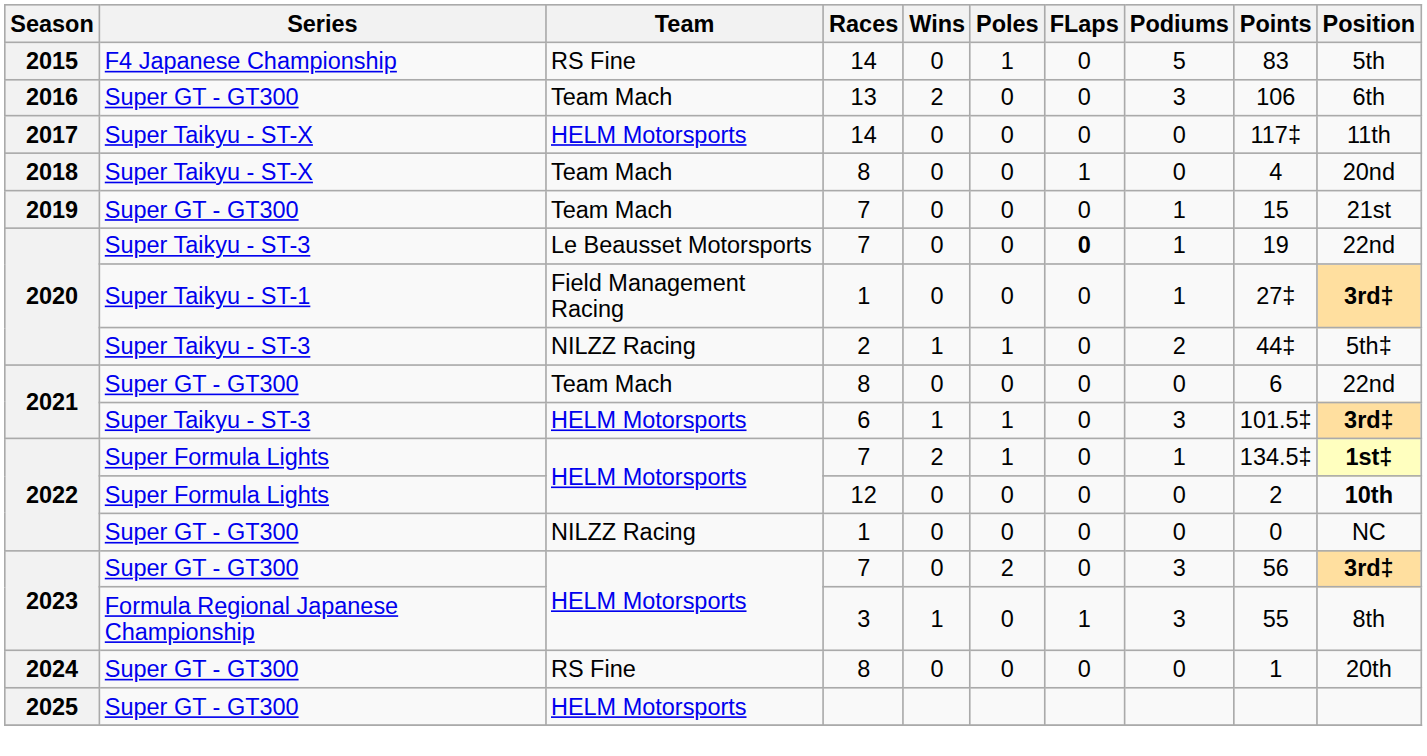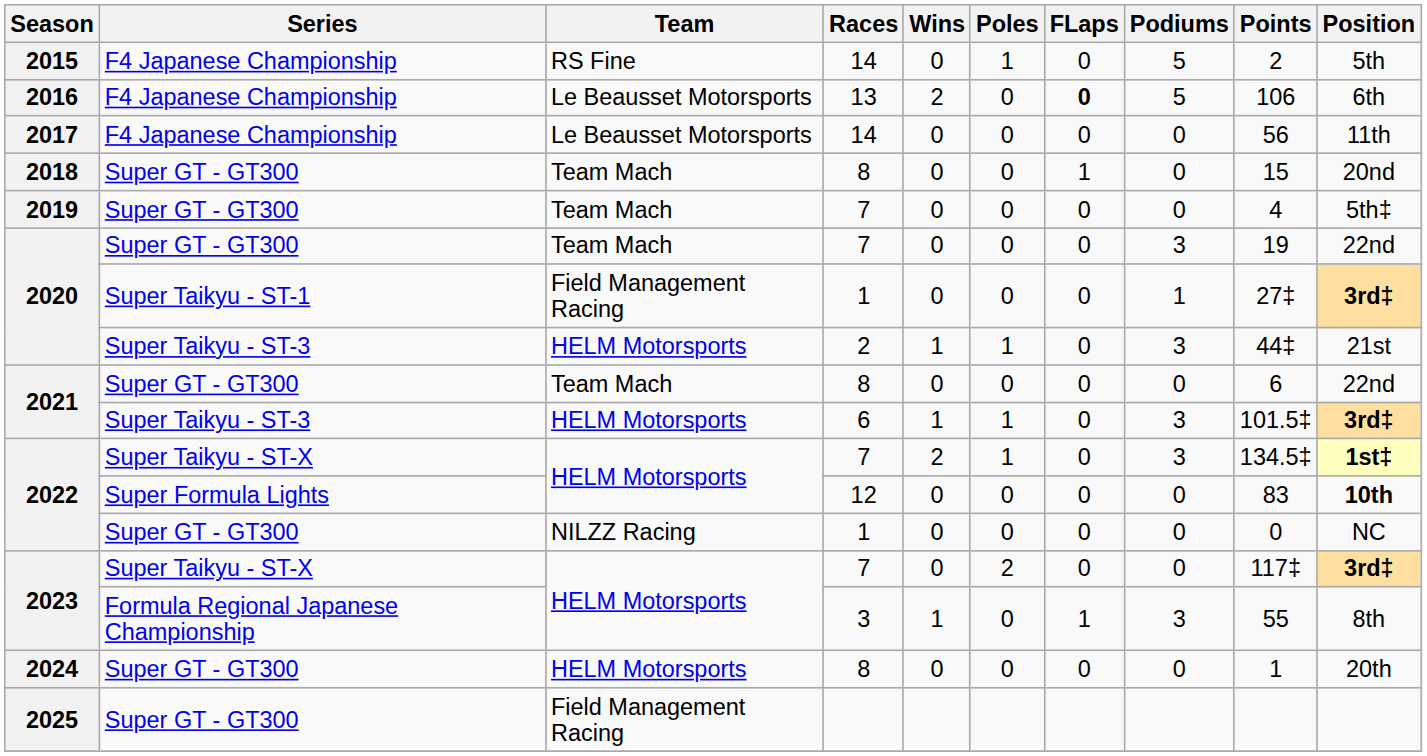(1276, 61) 83 -> (1276, 61) 2
(202, 98) Super GT - GT300 -> (251, 98) F4 Japanese Championship
(612, 98) Team Mach -> (681, 98) Le Beausset Motorsports
(1084, 98) normal -> (1084, 98) bold
(1179, 98) 3 -> (1179, 98) 5
(209, 135) Super Taikyu - ST-X -> (251, 135) F4 Japanese Championship
(649, 135) HELM Motorsports -> (681, 135) Le Beausset Motorsports
(1276, 135) 117‡ -> (1276, 135) 56
(209, 172) Super Taikyu - ST-X -> (202, 172) Super GT - GT300
(1276, 172) 4 -> (1276, 172) 15
(1179, 209) 1 -> (1179, 209) 0
(1276, 209) 15 -> (1276, 209) 4
(1369, 209) 21st -> (1369, 209) 5th‡
(208, 246) Super Taikyu - ST-3 -> (202, 246) Super GT - GT300
(681, 246) Le Beausset Motorsports -> (612, 246) Team Mach
(1084, 246) bold -> (1084, 246) normal
(1179, 246) 1 -> (1179, 246) 3
(623, 346) NILZZ Racing -> (649, 346) HELM Motorsports
(1179, 346) 2 -> (1179, 346) 3
(1369, 346) 5th‡ -> (1369, 346) 21st
(217, 458) Super Formula Lights -> (209, 458) Super Taikyu - ST-X
(1179, 458) 1 -> (1179, 458) 3
(1276, 495) 2 -> (1276, 495) 83
(202, 569) Super GT - GT300 -> (209, 569) Super Taikyu - ST-X
(1179, 569) 3 -> (1179, 569) 0
(1276, 569) 56 -> (1276, 569) 117‡
(593, 669) RS Fine -> (649, 669) HELM Motorsports
(649, 706) HELM Motorsports -> (648, 719) Field Management Racing
